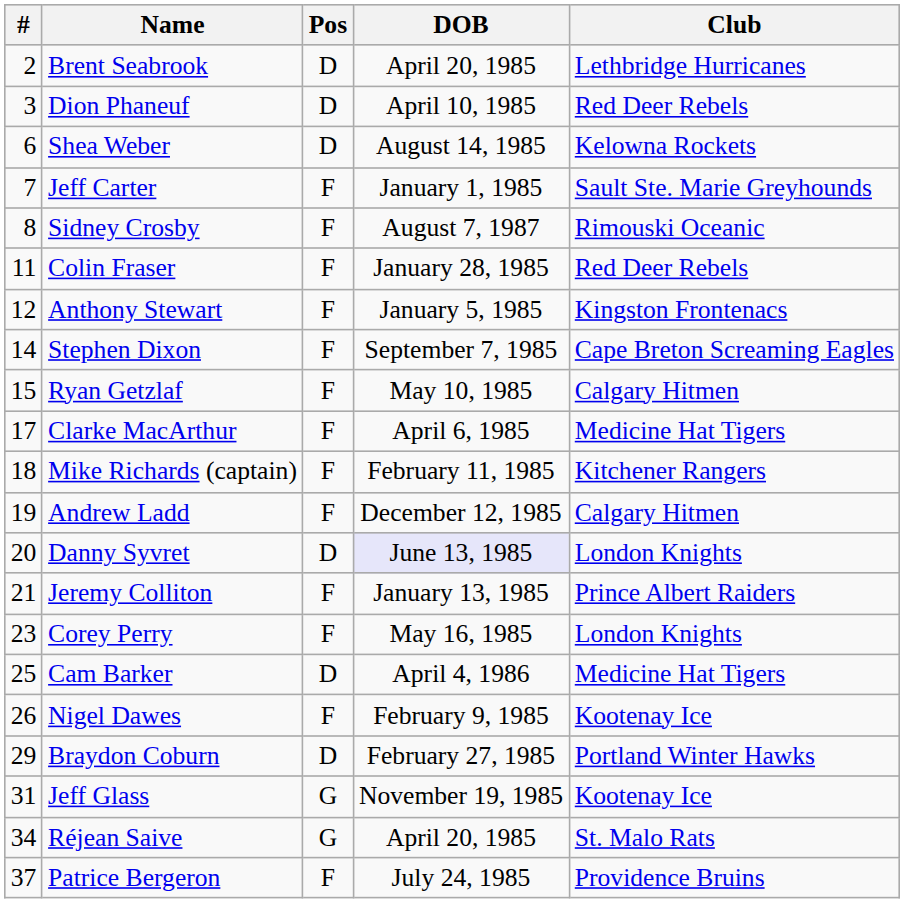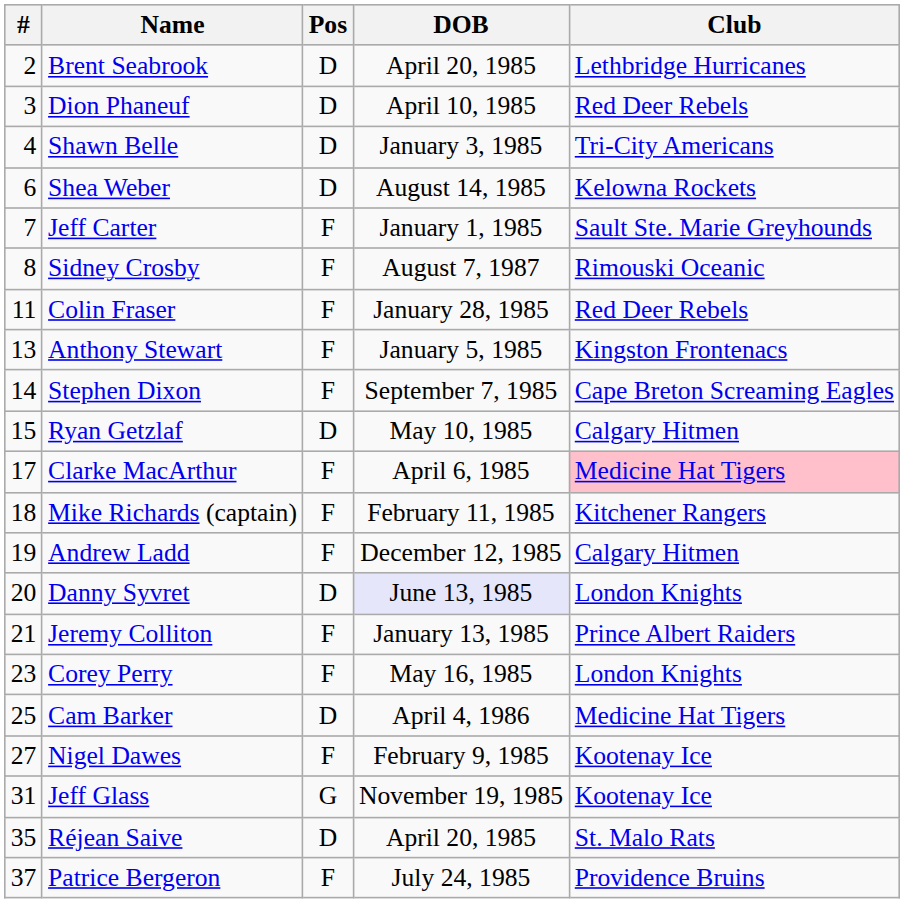+ row: (113, 146)
(24, 308) 12 -> (24, 349) 13
(328, 390) F -> (328, 430) D
(680, 430) no background -> (680, 471) pink background
(24, 715) 26 -> (24, 755) 27
- row: (134, 755)
(24, 836) 34 -> (24, 836) 35
(328, 836) G -> (328, 836) D
